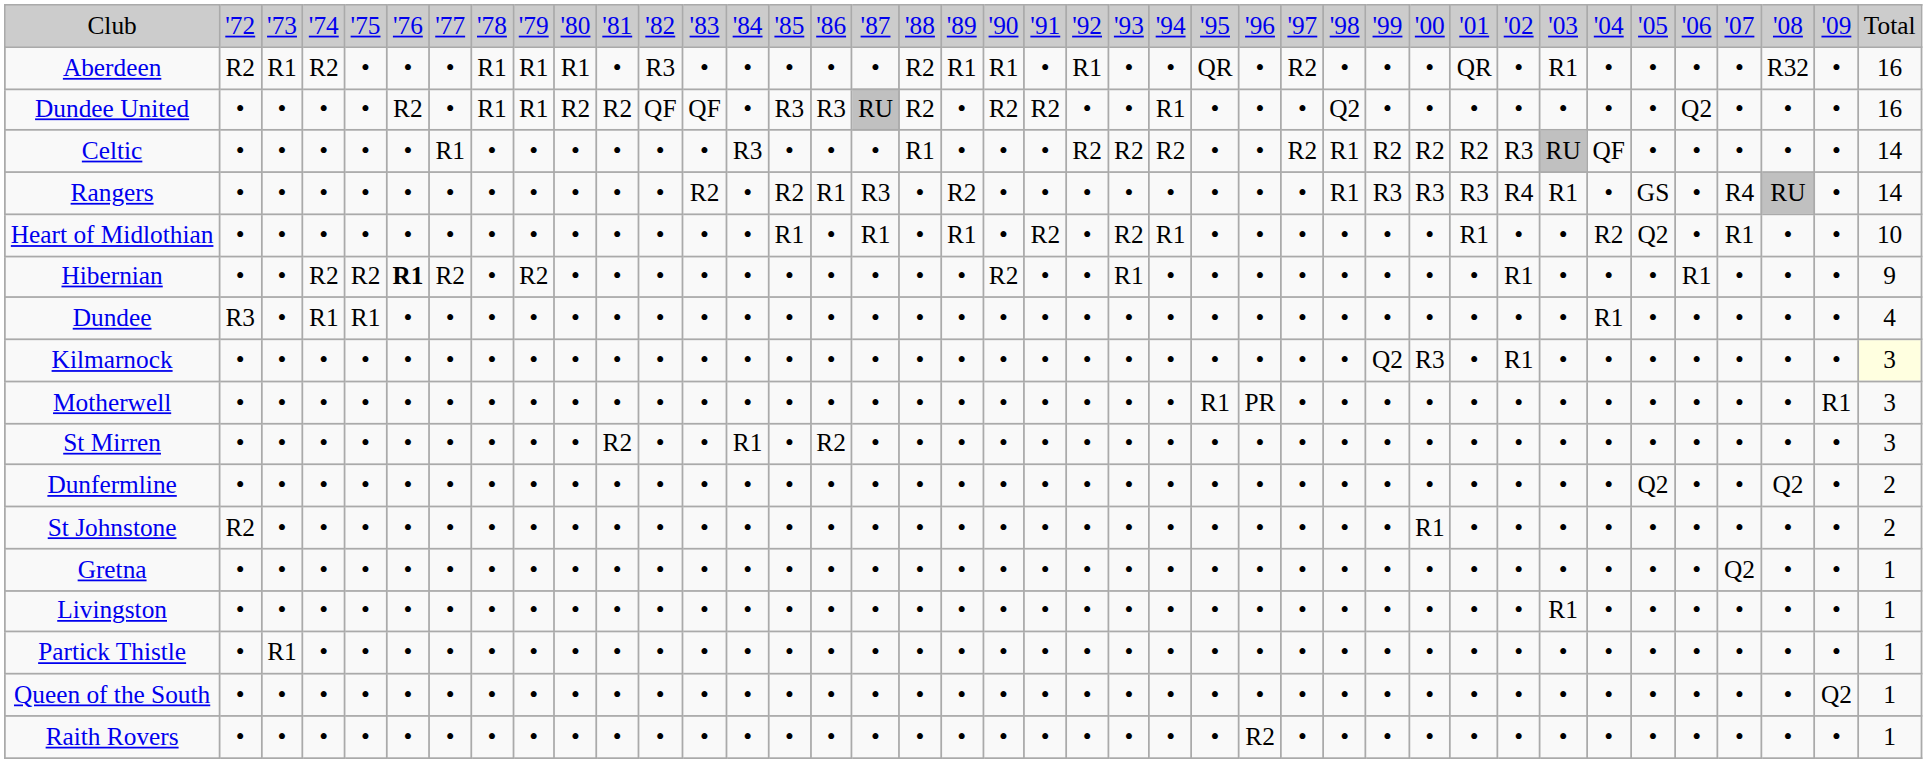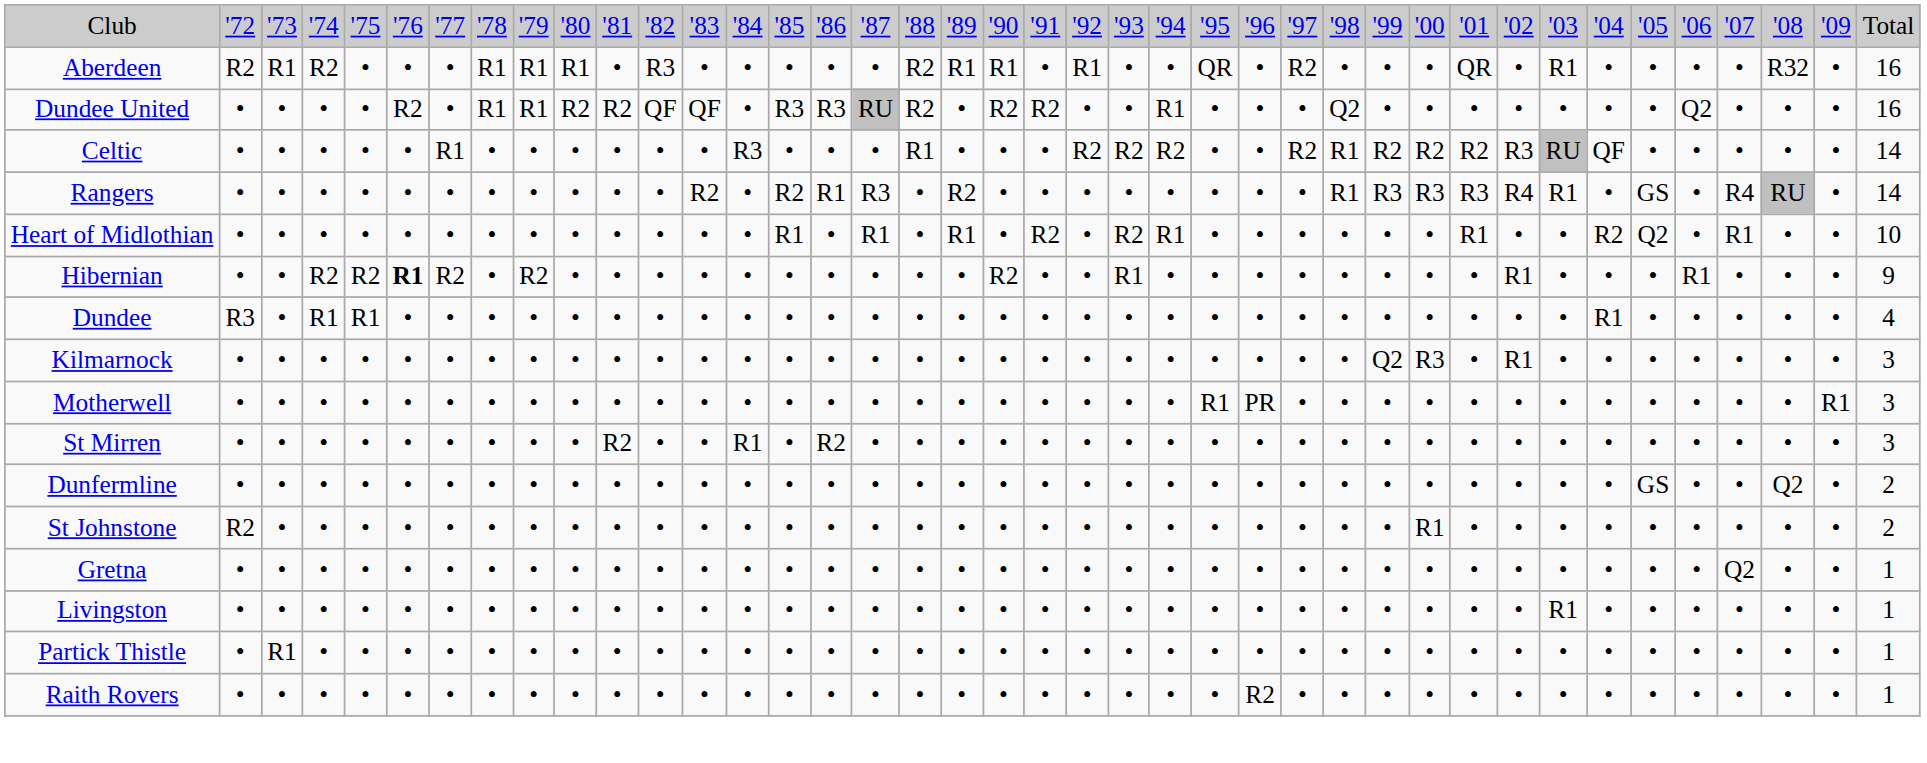(1890, 360) lightyellow background -> (1889, 360) no background
(1653, 485) Q2 -> (1653, 485) GS
- row: (112, 694)
